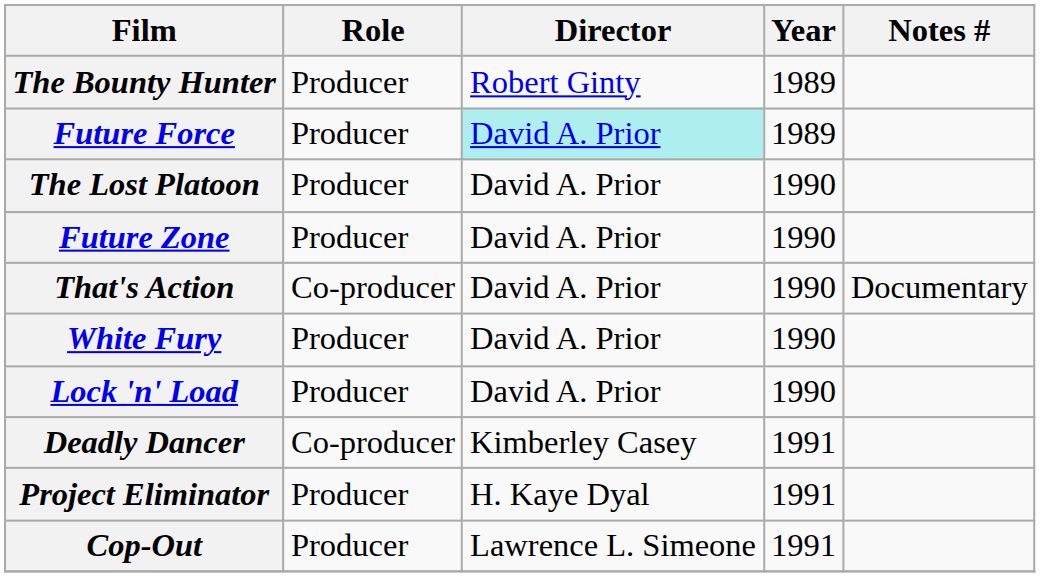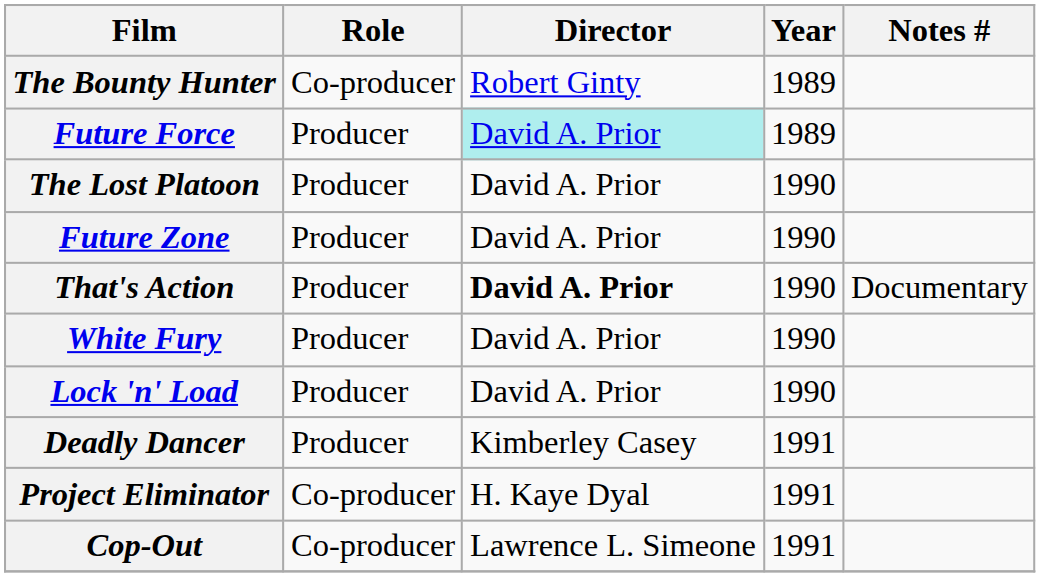(350, 81) Producer -> (373, 81) Co-producer
(373, 287) Co-producer -> (350, 287) Producer
(565, 287) normal -> (572, 287) bold
(373, 442) Co-producer -> (350, 442) Producer
(350, 493) Producer -> (373, 493) Co-producer
(350, 545) Producer -> (373, 545) Co-producer
